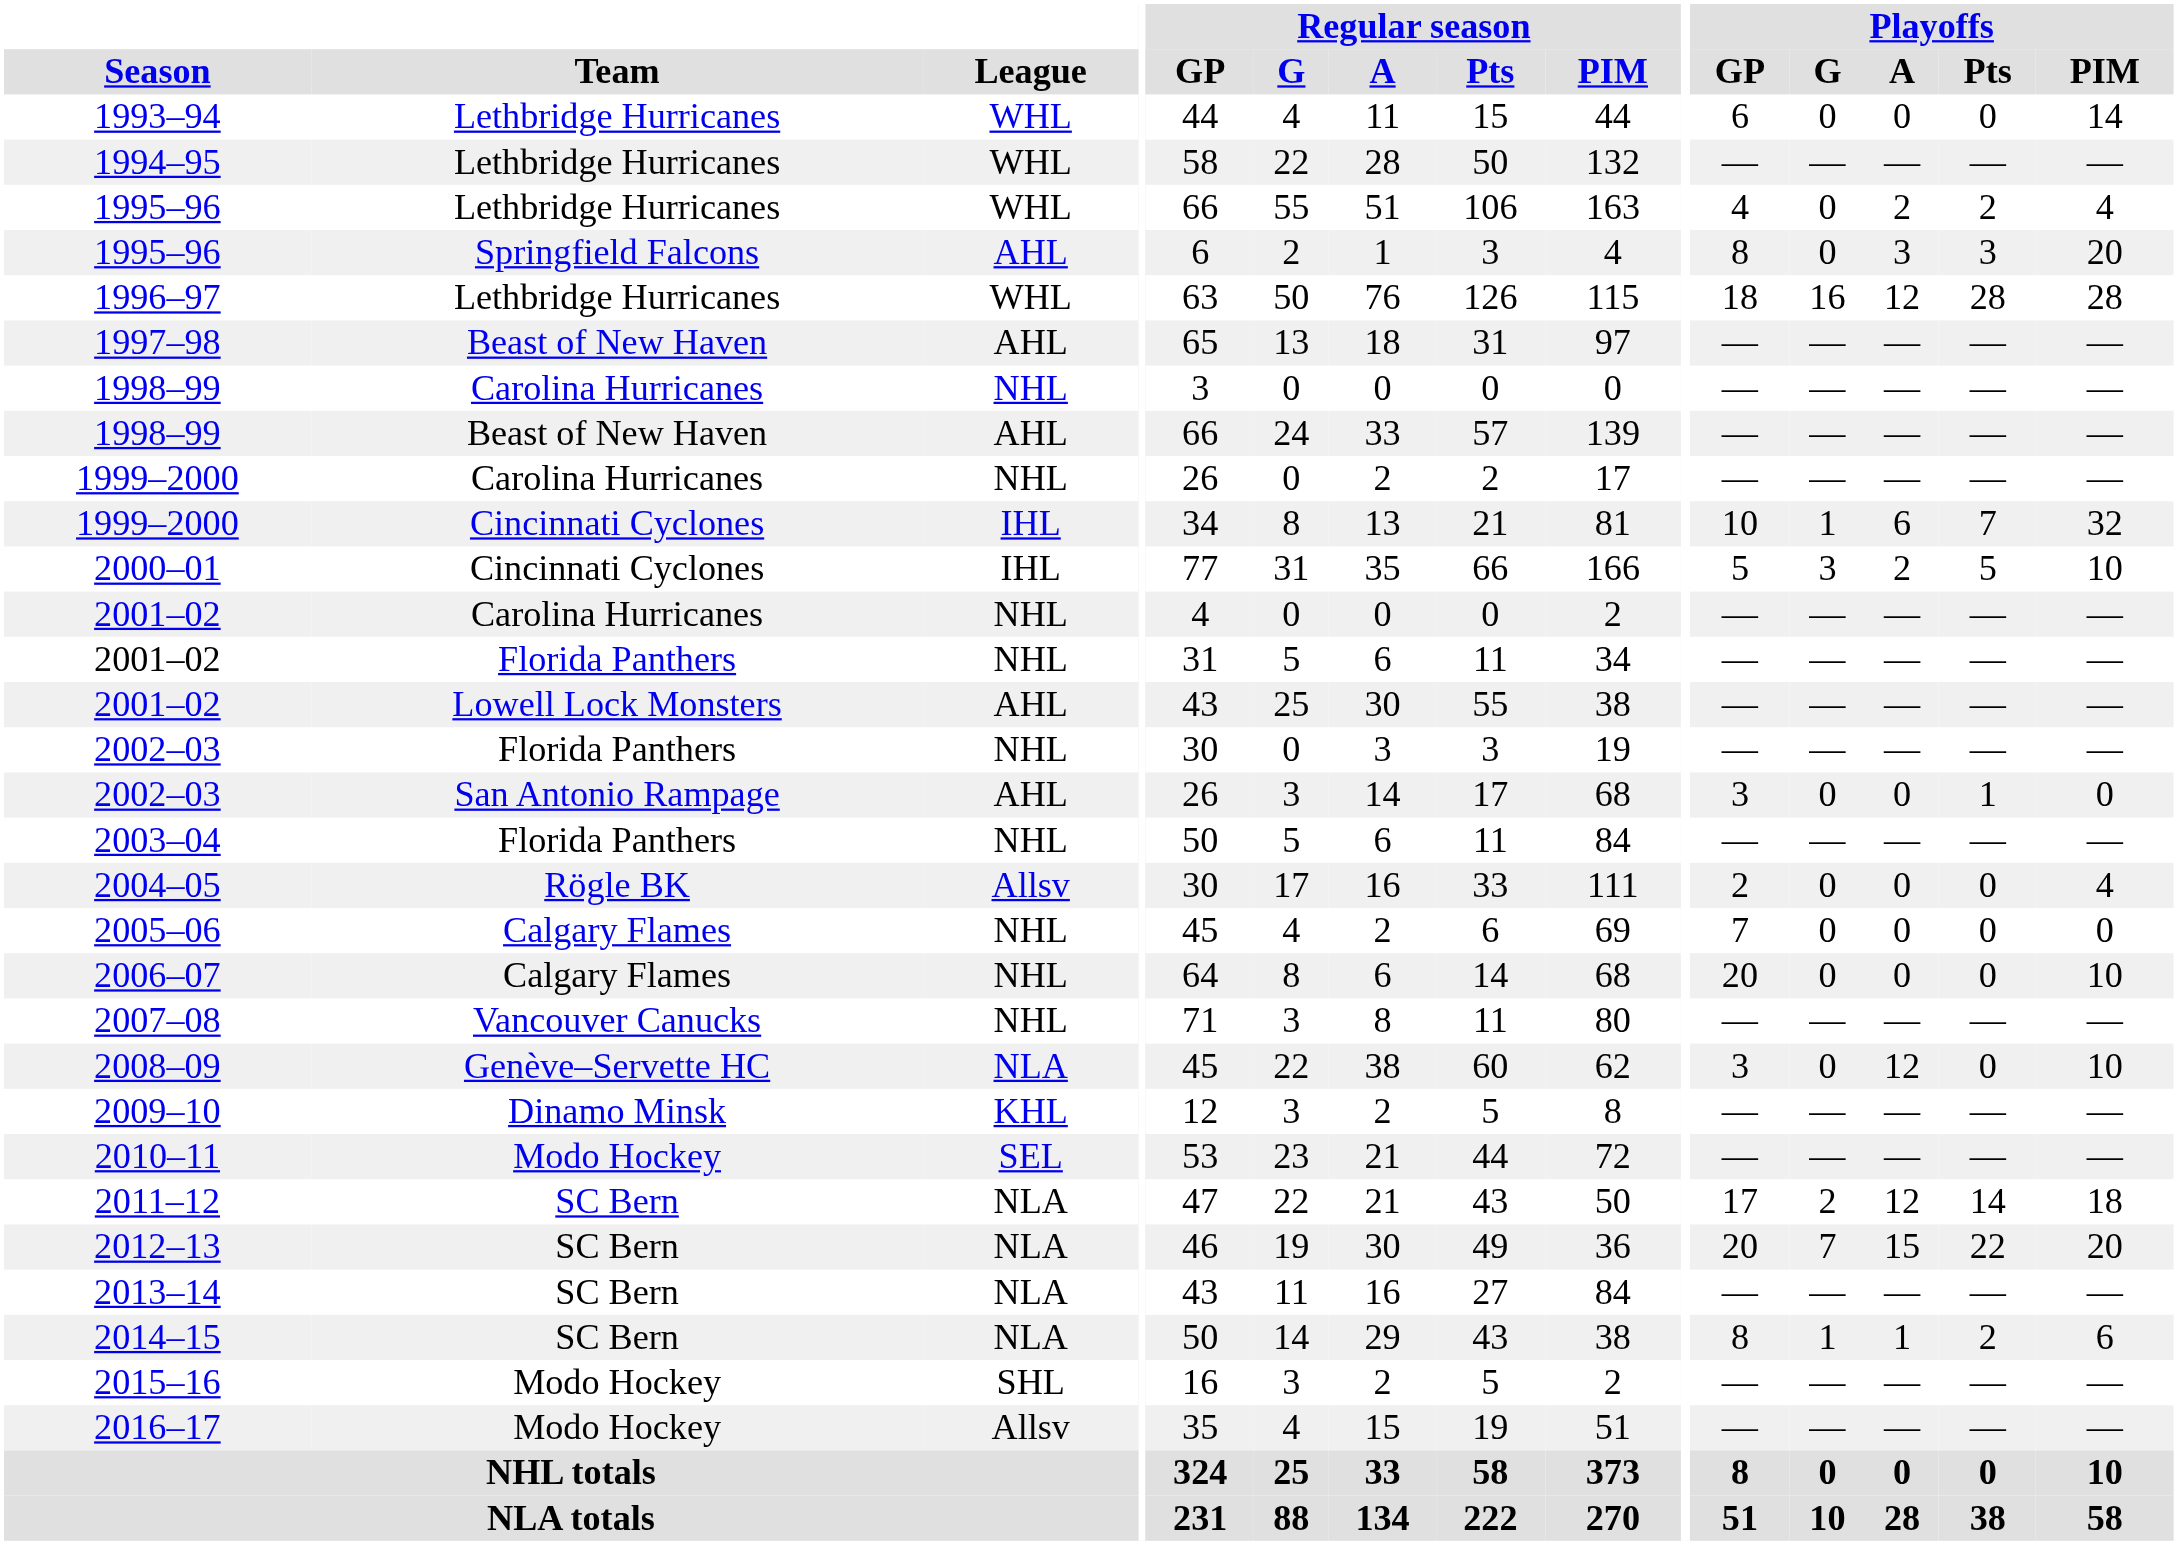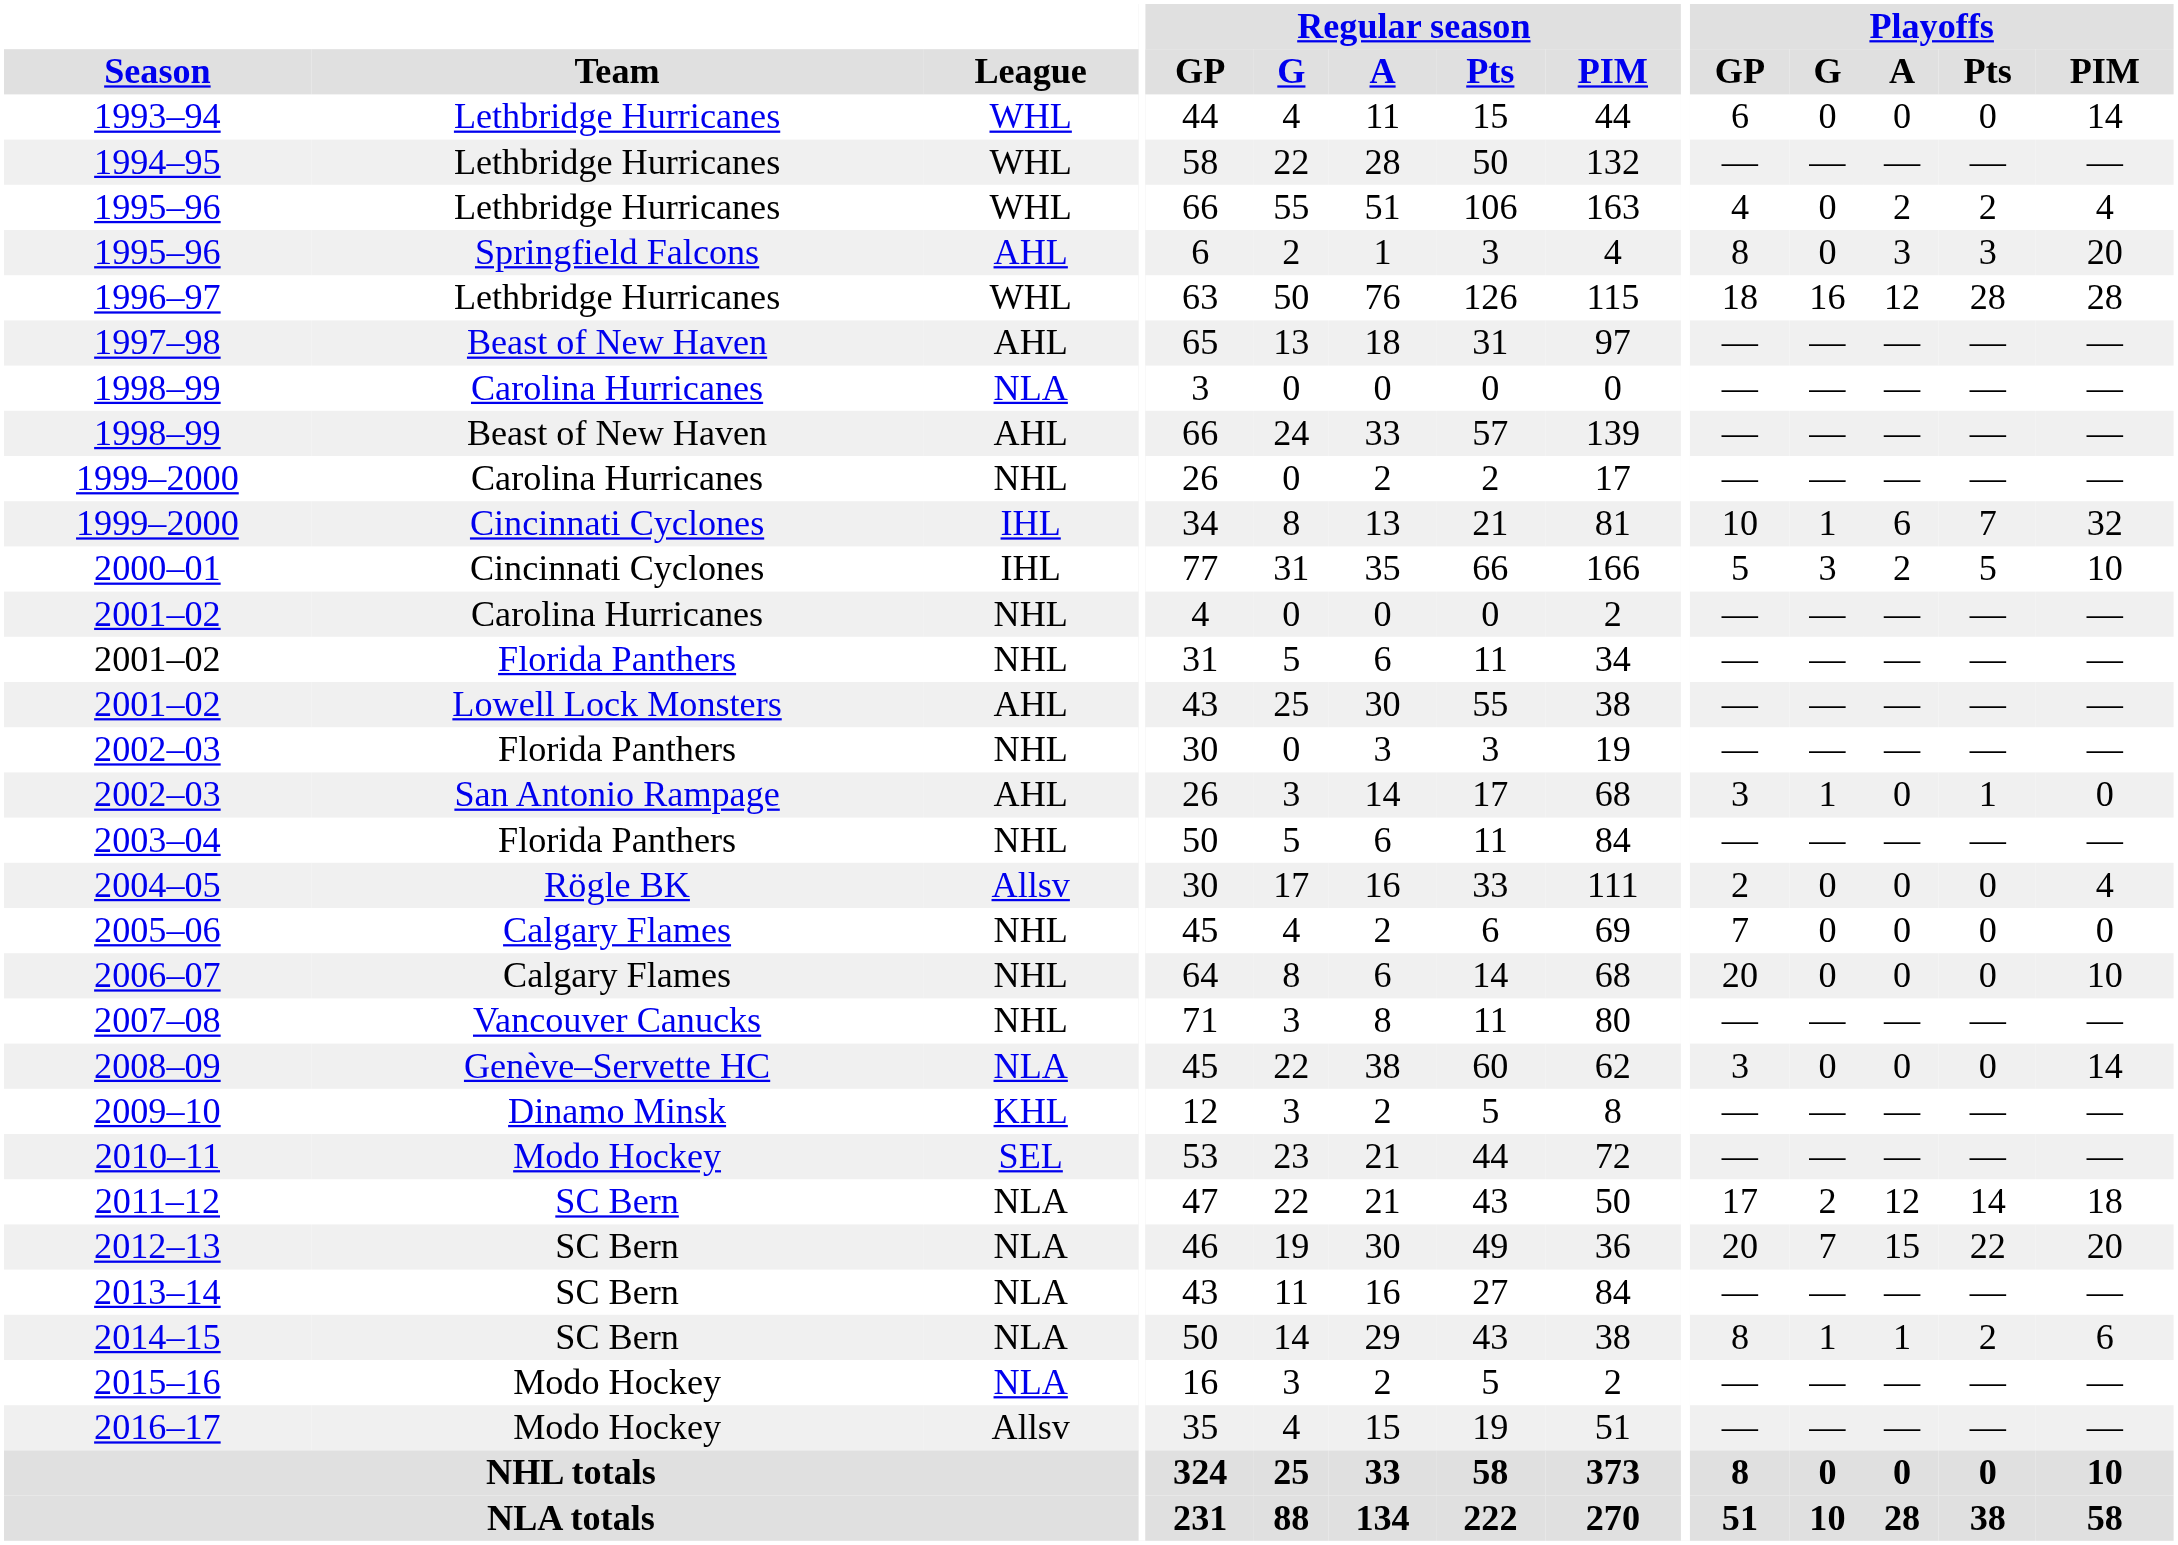(1031, 387) NHL -> (1031, 387) NLA
(1827, 794) 0 -> (1827, 794) 1
(1902, 1065) 12 -> (1902, 1065) 0
(2105, 1065) 10 -> (2105, 1065) 14
(1031, 1381) SHL -> (1031, 1381) NLA
